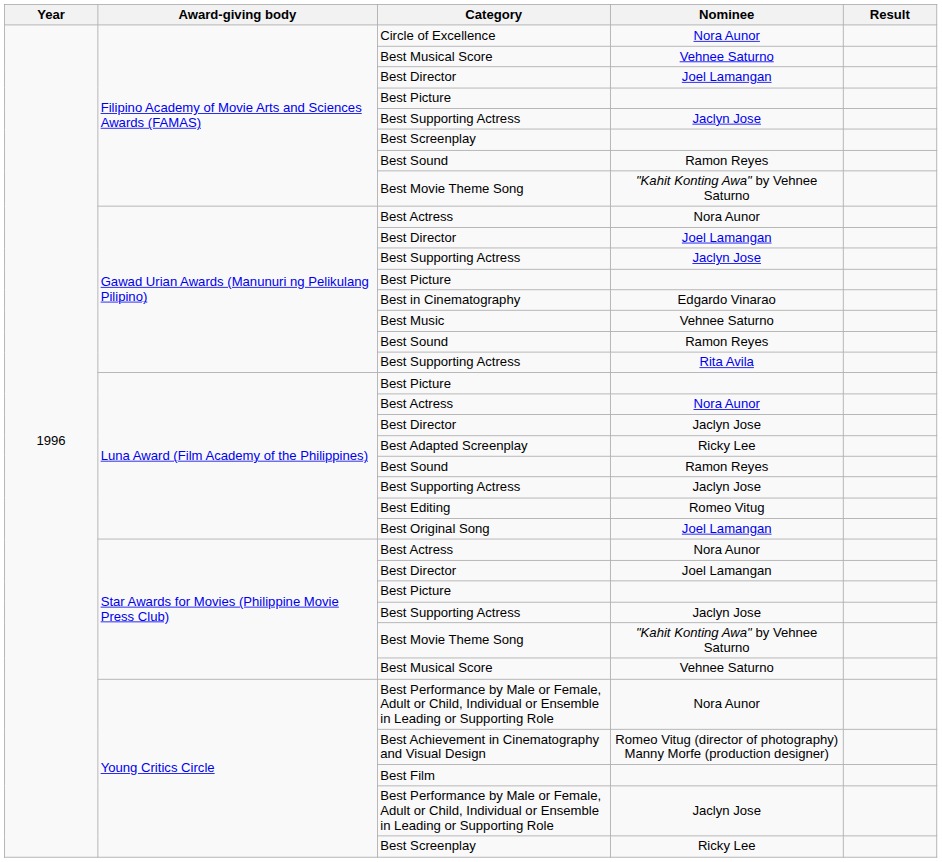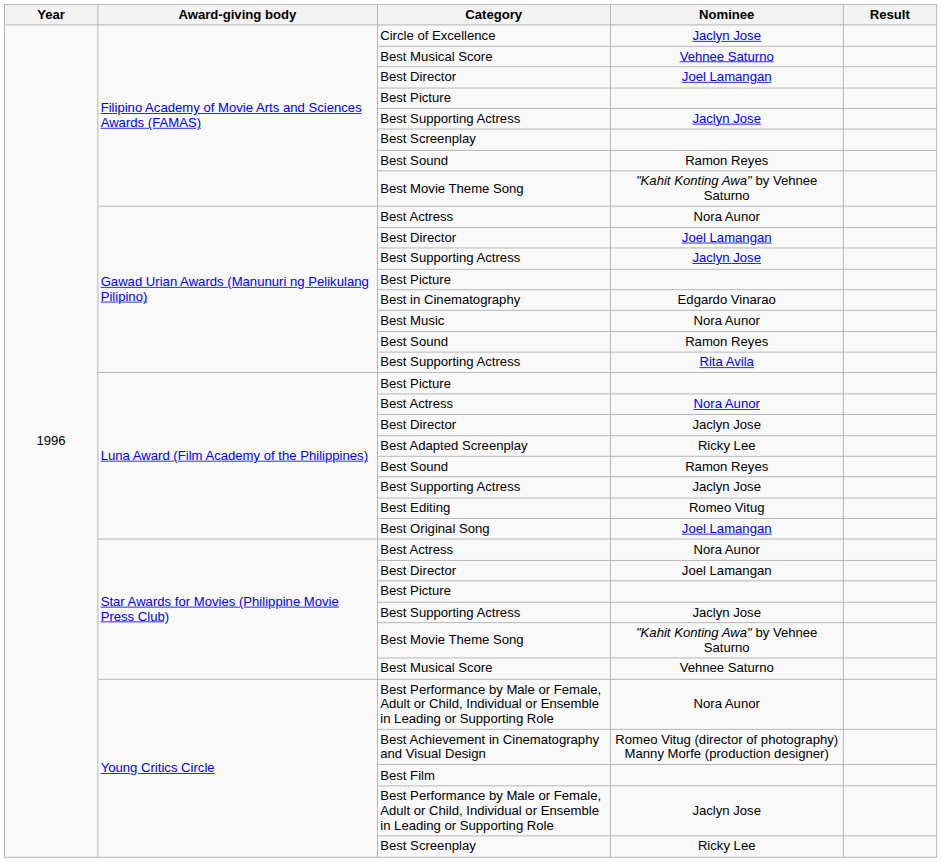(727, 35) Nora Aunor -> (727, 35) Jaclyn Jose
(727, 320) Vehnee Saturno -> (727, 320) Nora Aunor
